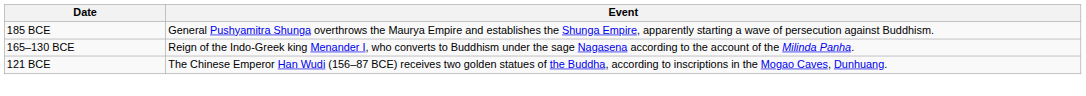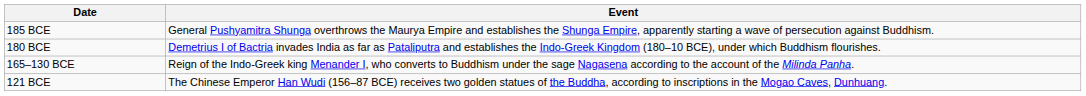+ row: (29, 47)
